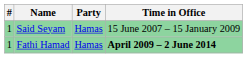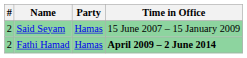(9, 28) 1 -> (9, 28) 2
(9, 45) 1 -> (9, 45) 2
